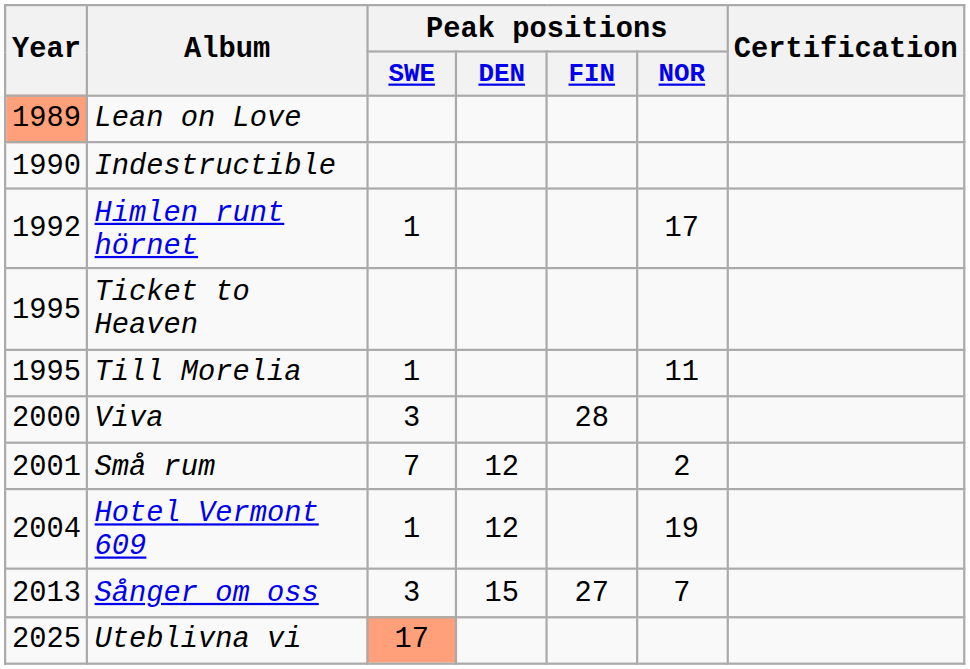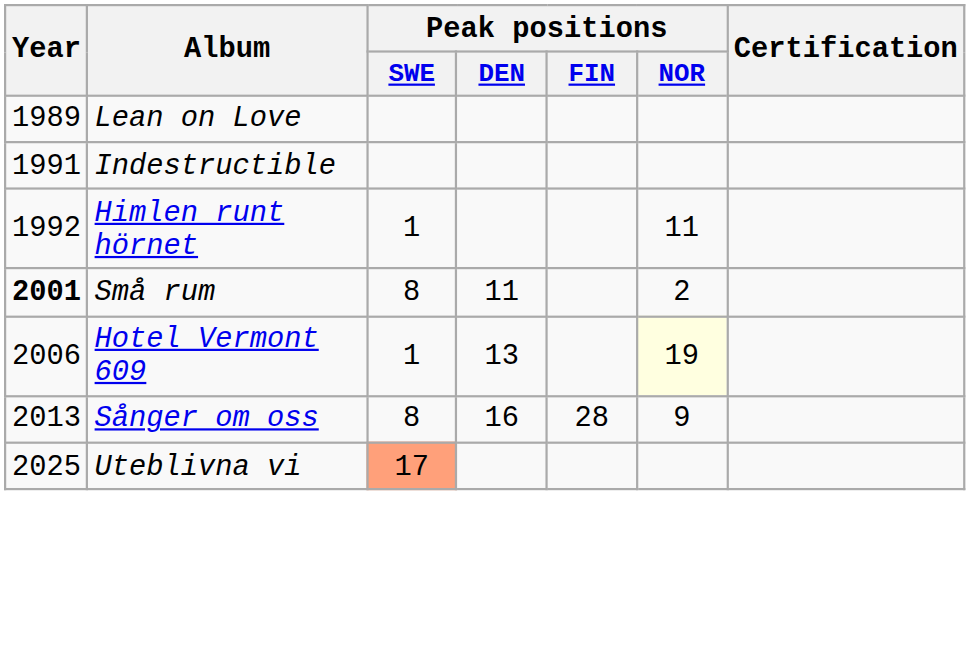(46, 119) lightsalmon background -> (46, 119) no background
(46, 166) 1990 -> (46, 166) 1991
(682, 229) 17 -> (682, 229) 11
- row: (172, 309)
- row: (198, 372)
- row: (129, 419)
(46, 466) normal -> (46, 292) bold
(412, 466) 7 -> (412, 292) 8
(502, 466) 12 -> (502, 292) 11
(46, 529) 2004 -> (46, 356) 2006
(502, 529) 12 -> (502, 356) 13
(682, 529) no background -> (682, 356) lightyellow background
(412, 593) 3 -> (412, 419) 8
(502, 593) 15 -> (502, 419) 16
(592, 593) 27 -> (592, 419) 28
(682, 593) 7 -> (682, 419) 9
